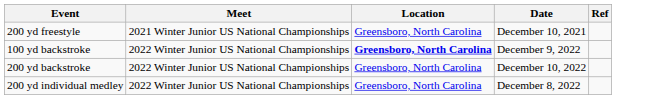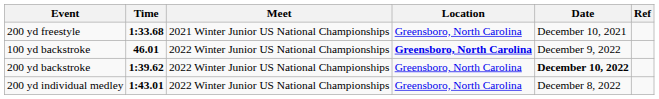+ column: (146, 13)
(542, 67) normal -> (583, 67) bold
